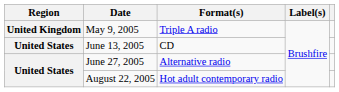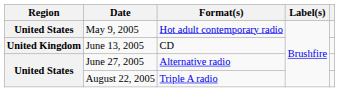(44, 29) United Kingdom -> (44, 29) United States
(189, 29) Triple A radio -> (221, 29) Hot adult contemporary radio
(44, 45) United States -> (44, 45) United Kingdom
(221, 78) Hot adult contemporary radio -> (189, 78) Triple A radio
